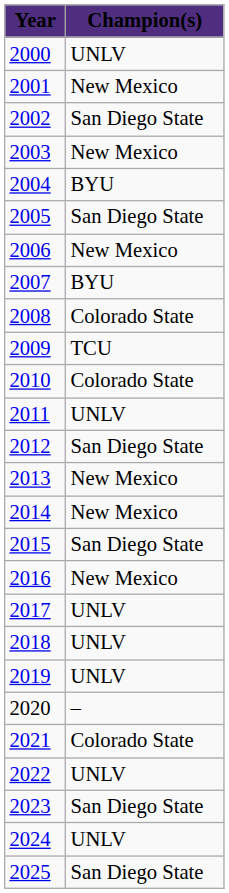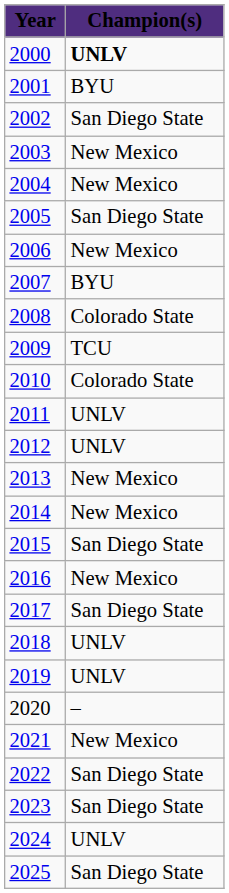(98, 53) normal -> (99, 53) bold
(124, 86) New Mexico -> (92, 86) BYU
(92, 184) BYU -> (124, 184) New Mexico
(137, 446) San Diego State -> (98, 446) UNLV
(98, 610) UNLV -> (137, 610) San Diego State
(132, 741) Colorado State -> (124, 741) New Mexico
(98, 773) UNLV -> (137, 773) San Diego State
